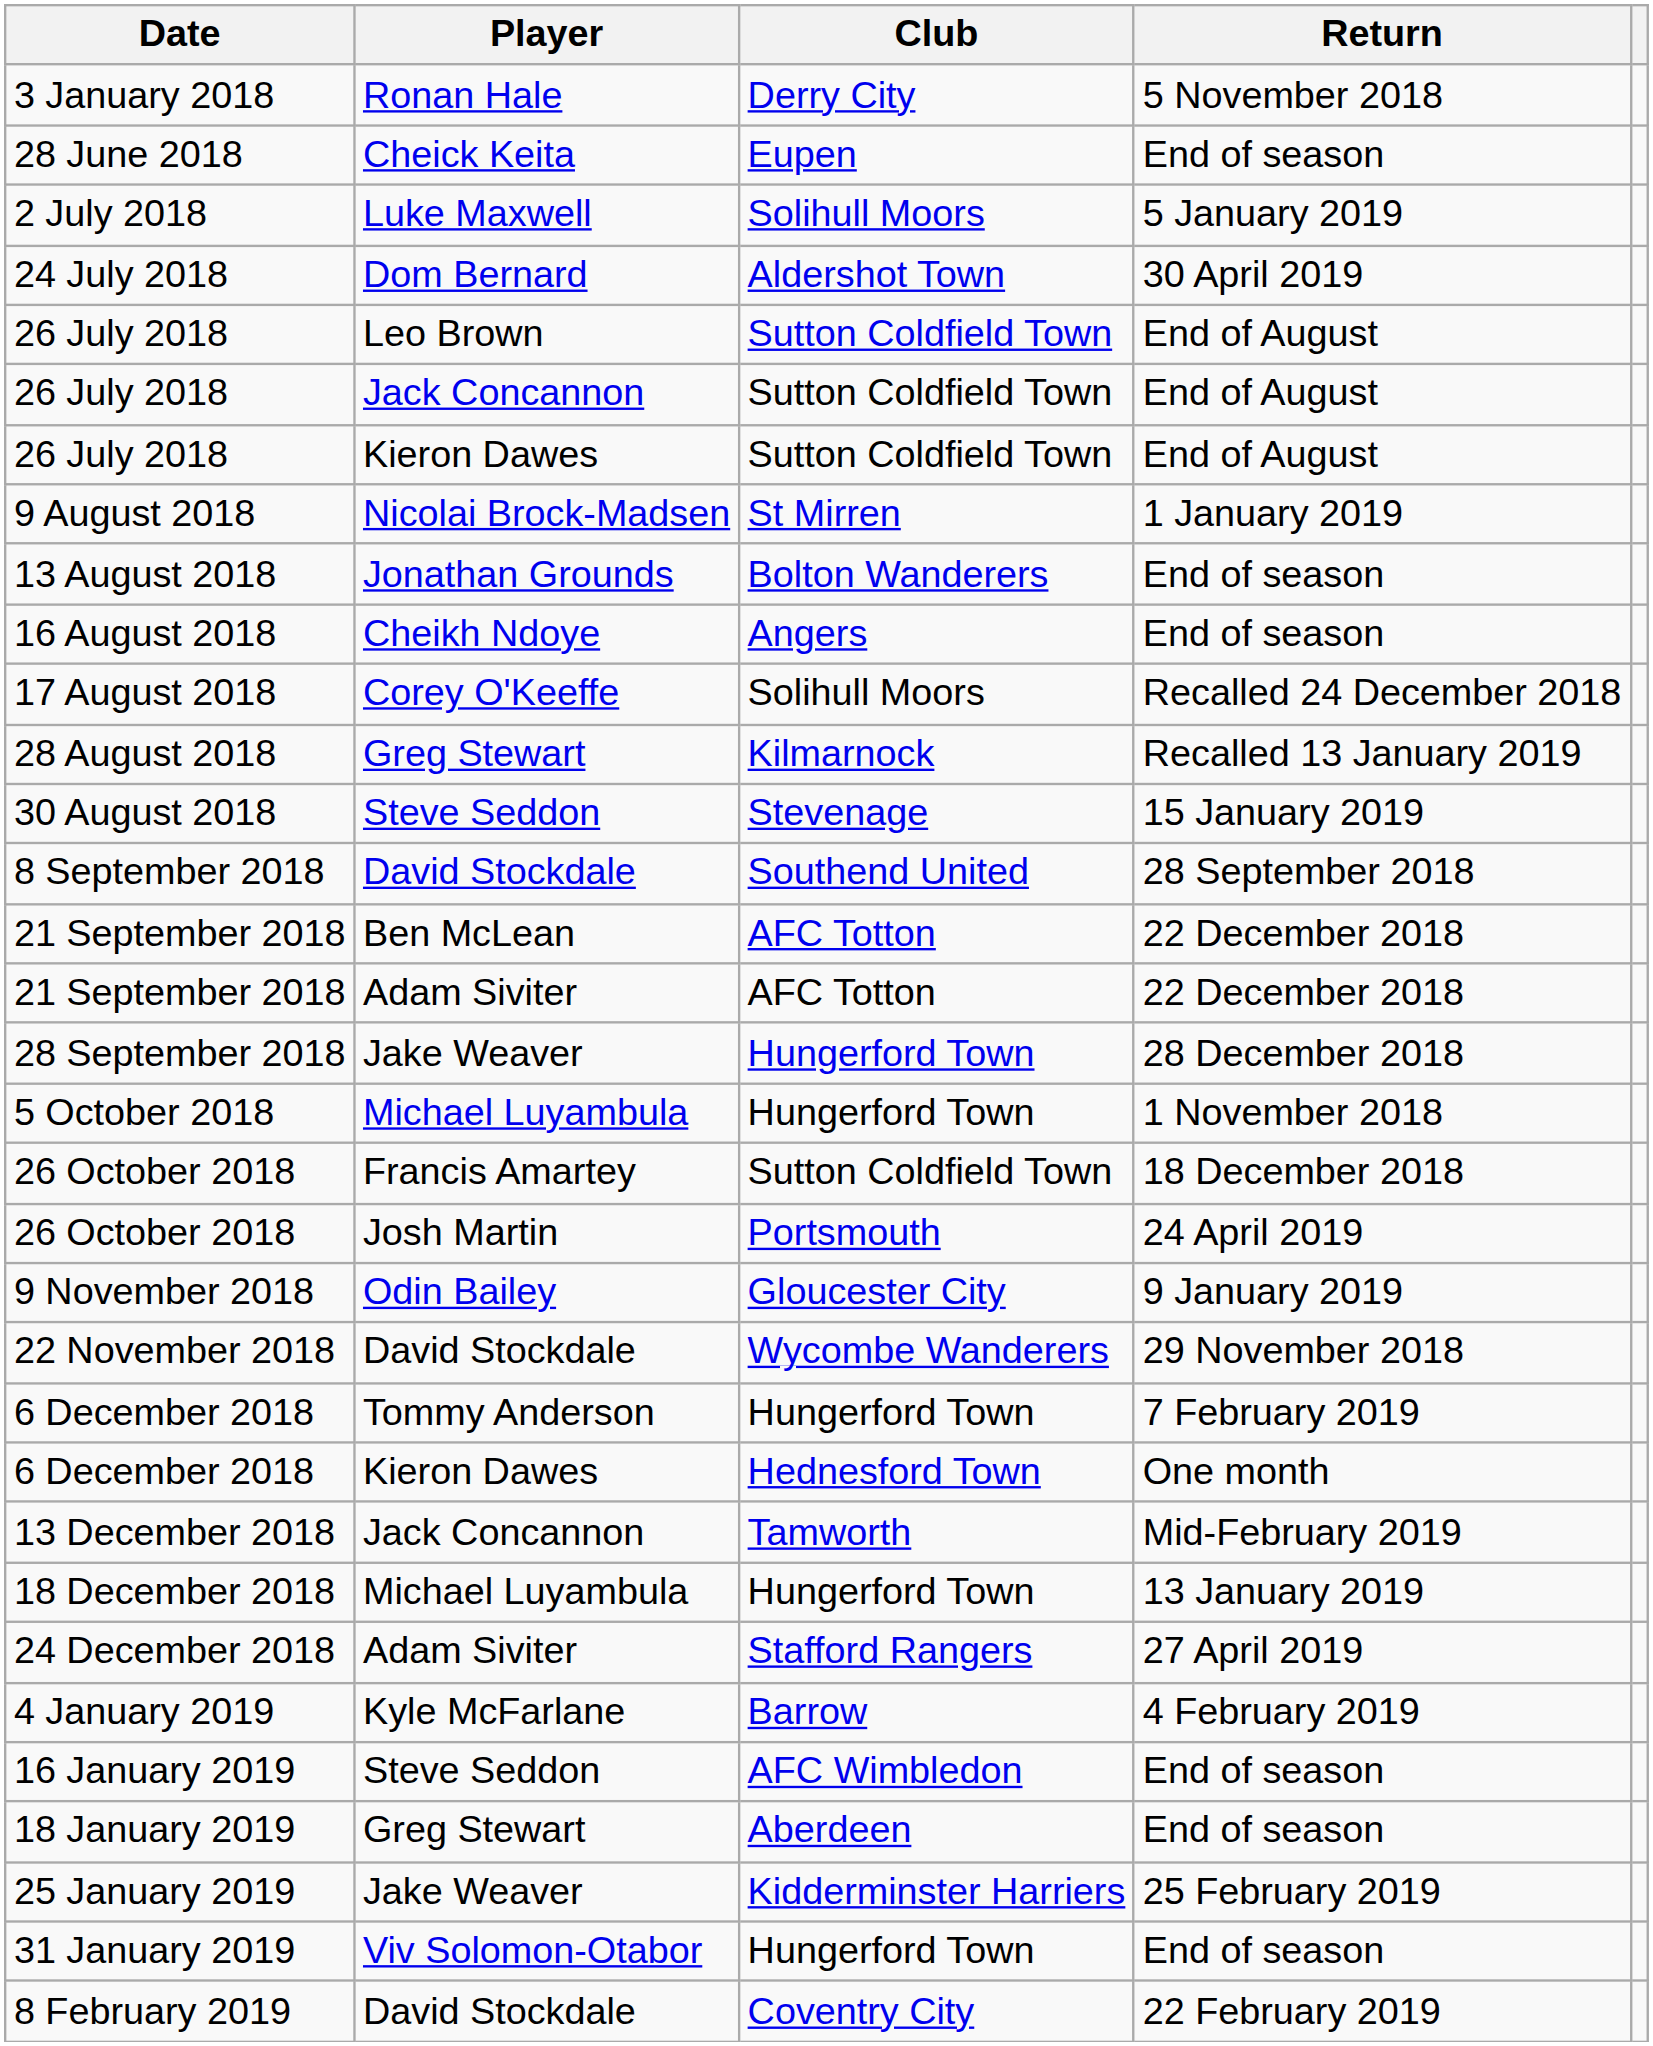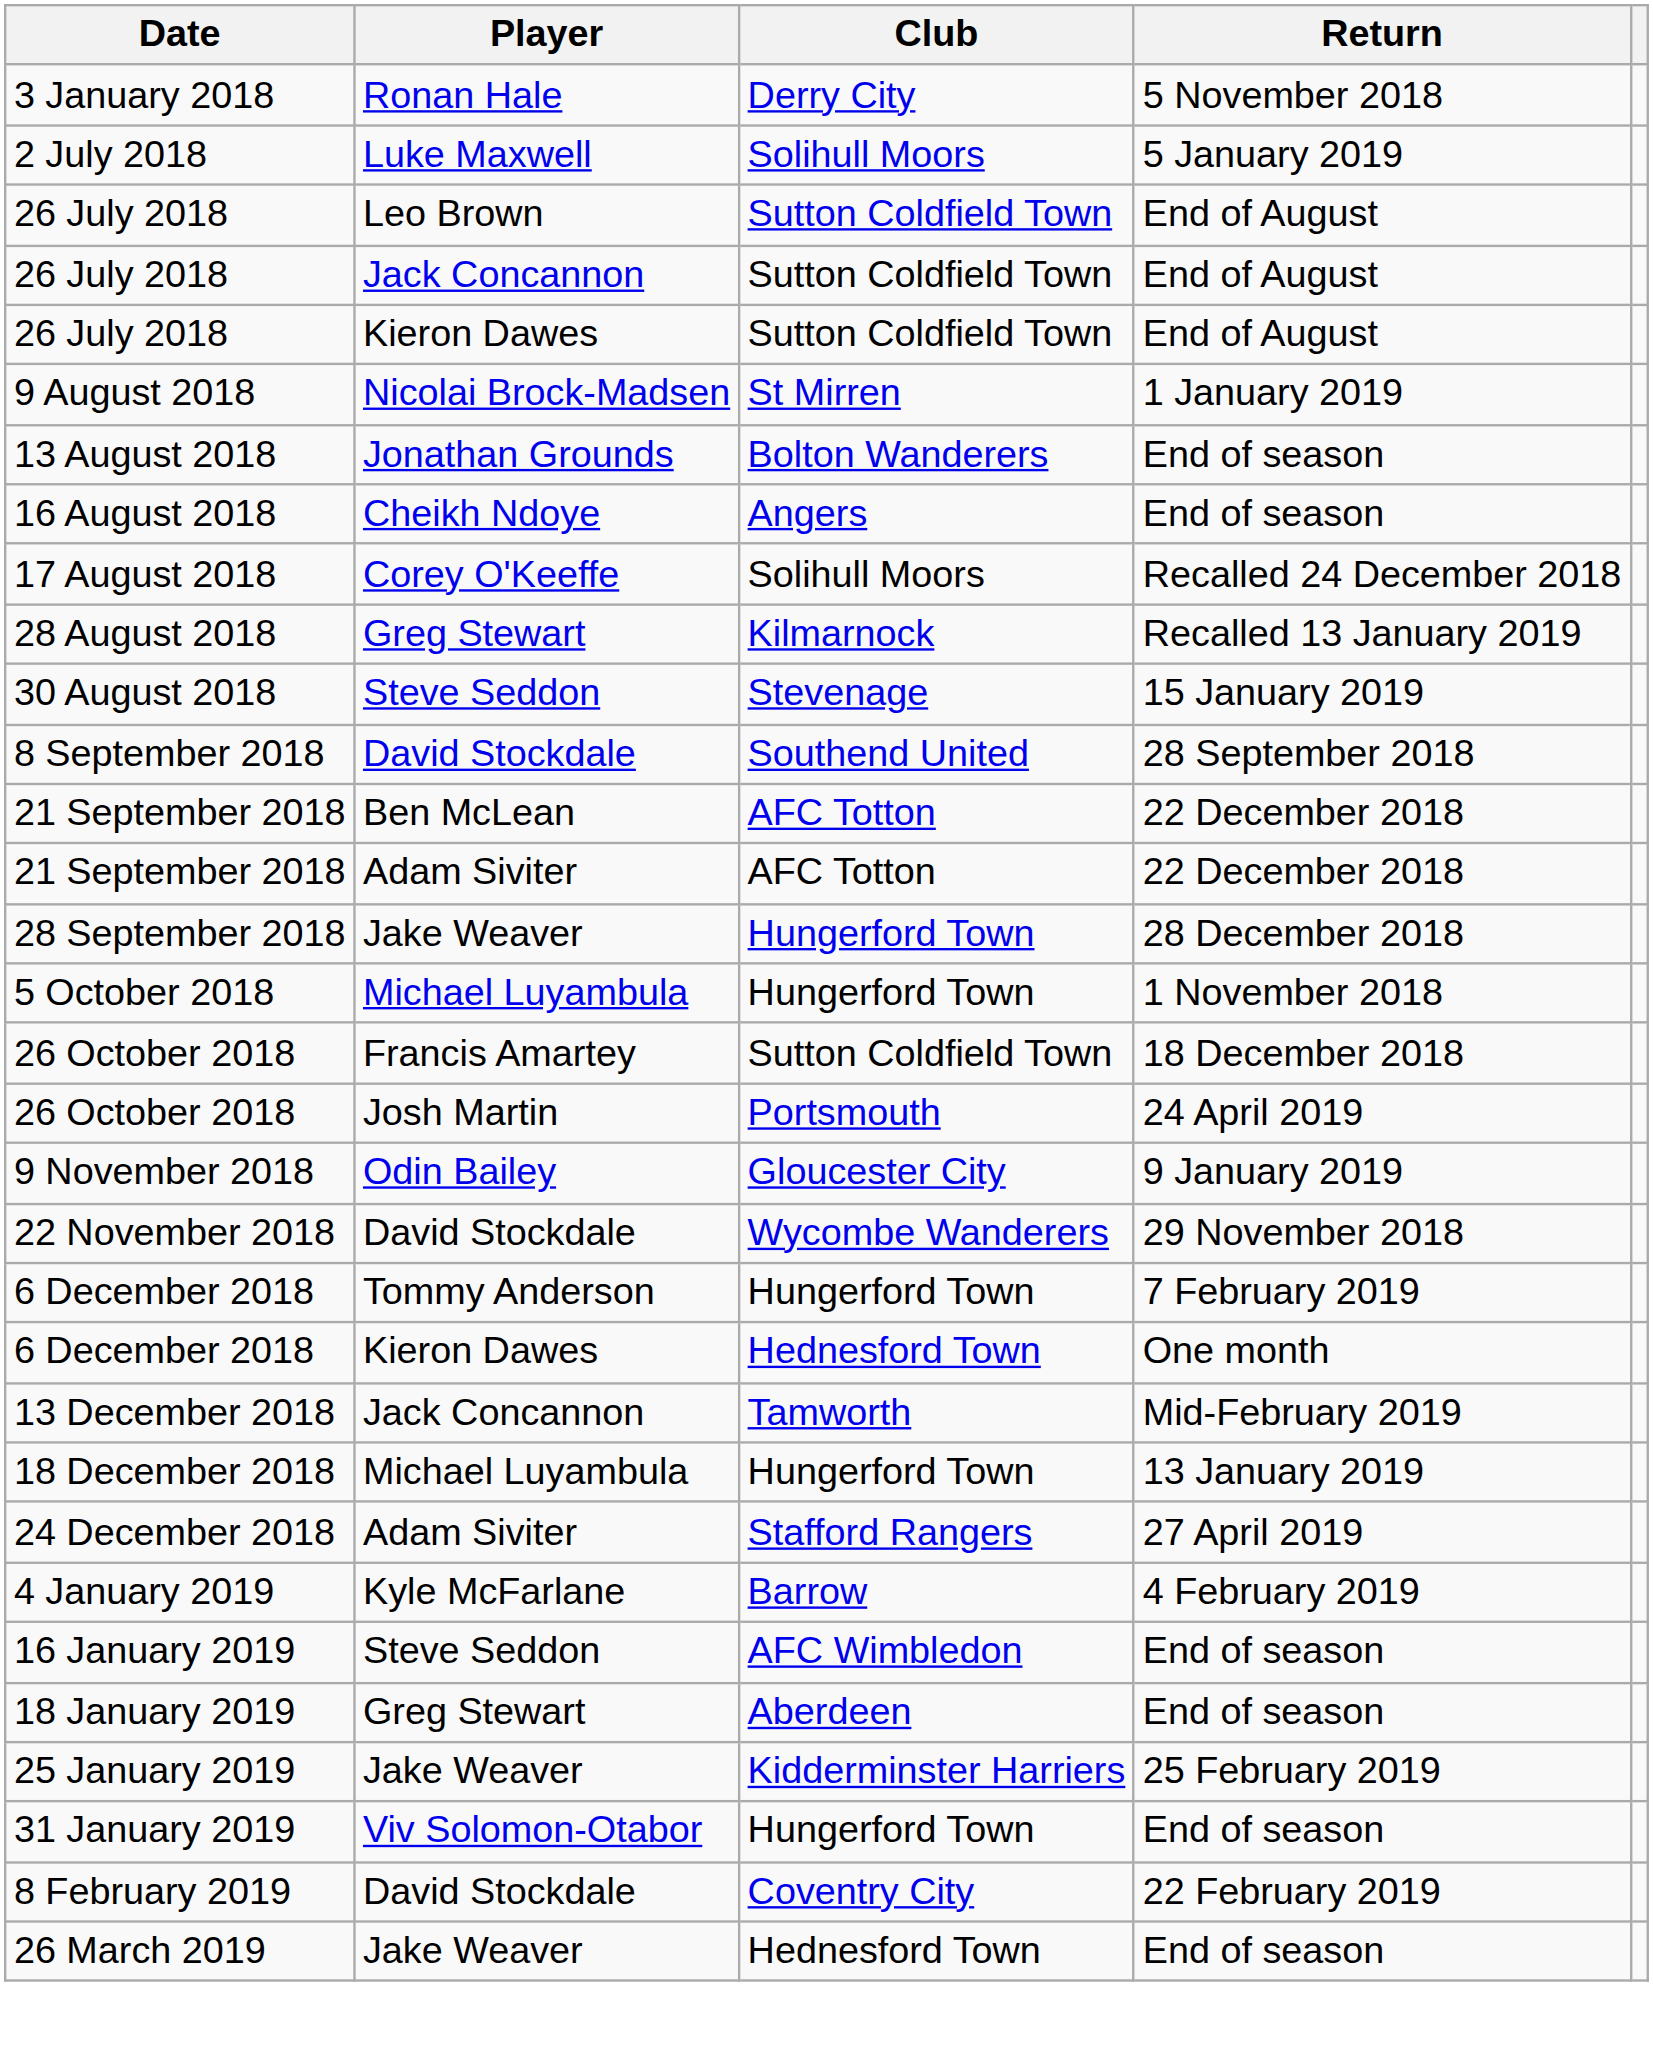- row: (128, 154)
- row: (121, 273)
+ row: (140, 1950)
